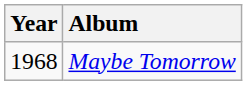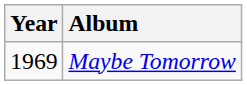(34, 60) 1968 -> (34, 60) 1969
